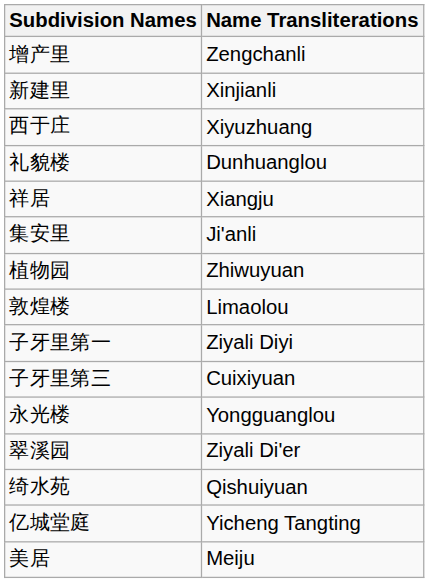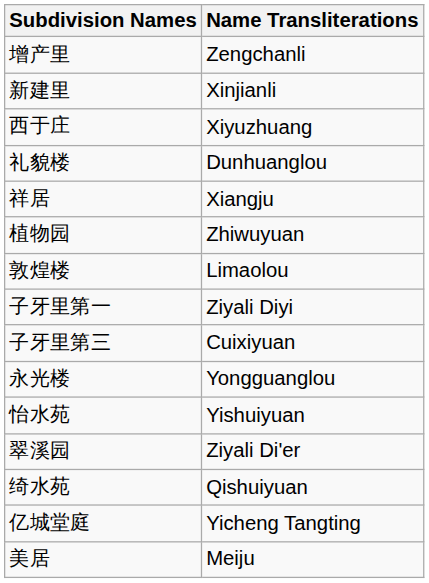- row: (40, 234)
+ row: (40, 414)
